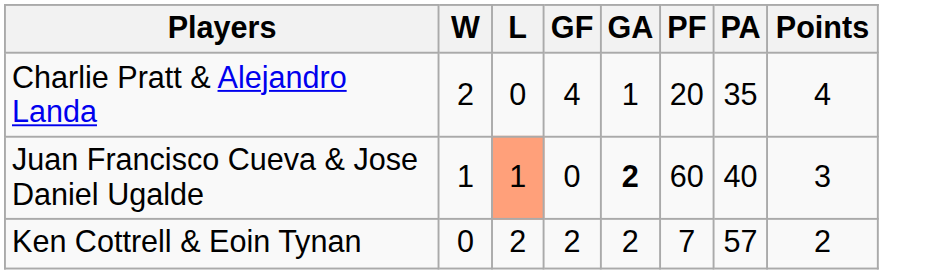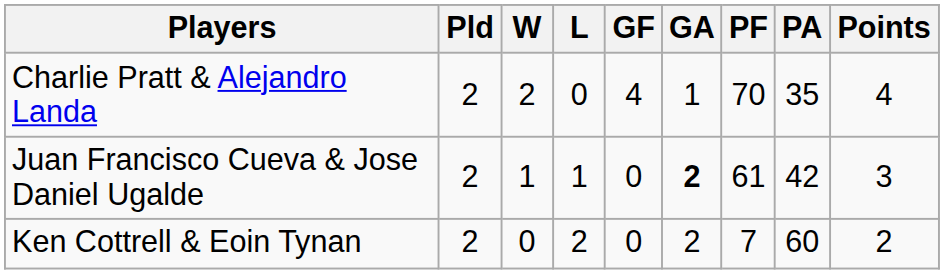+ column: (470, 28)
(687, 94) 20 -> (748, 94) 70
(518, 177) lightsalmon background -> (579, 177) no background
(687, 177) 60 -> (748, 177) 61
(741, 177) 40 -> (802, 177) 42
(572, 242) 2 -> (634, 242) 0
(741, 242) 57 -> (802, 242) 60
